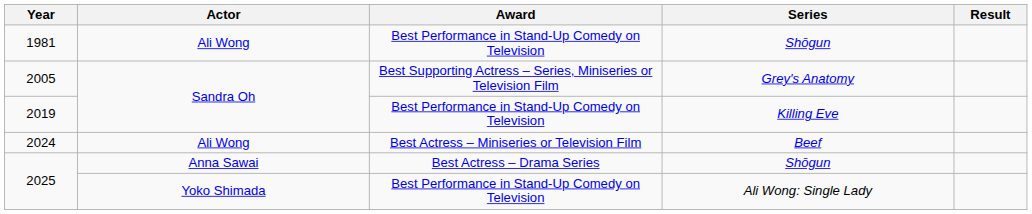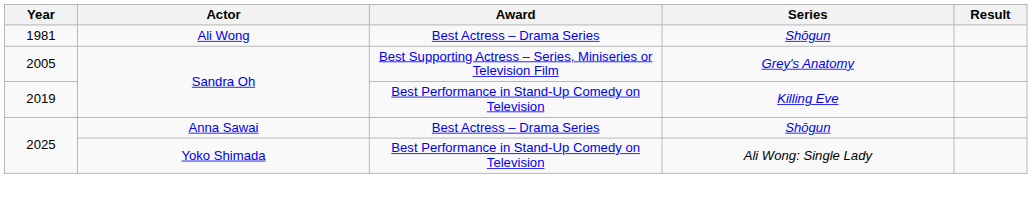(516, 43) Best Performance in Stand-Up Comedy on Television -> (516, 35) Best Actress – Drama Series
- row: (41, 142)
